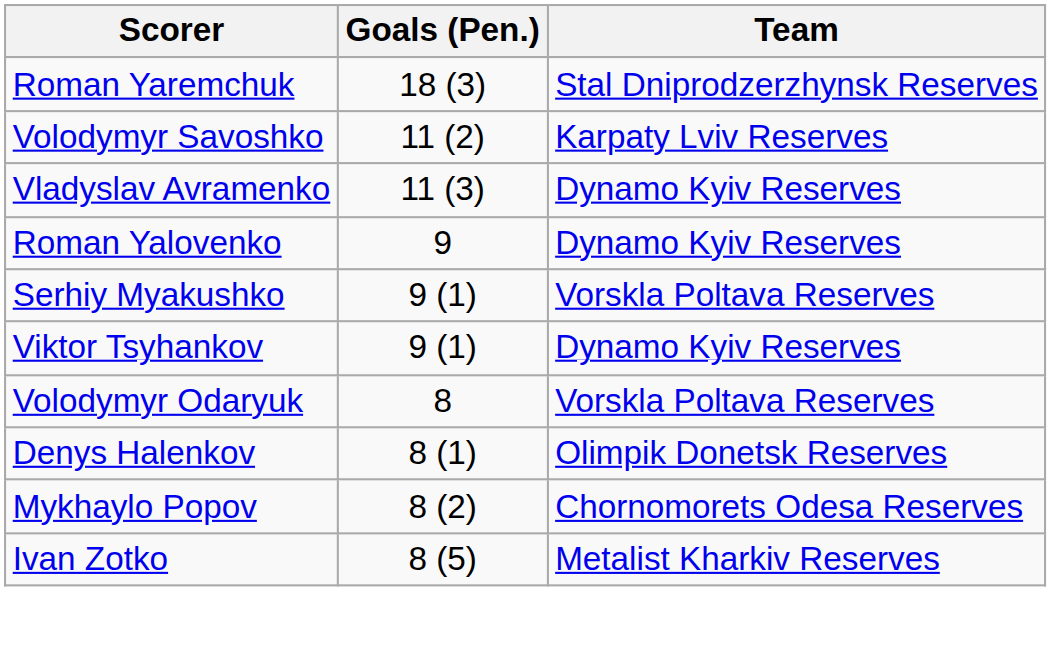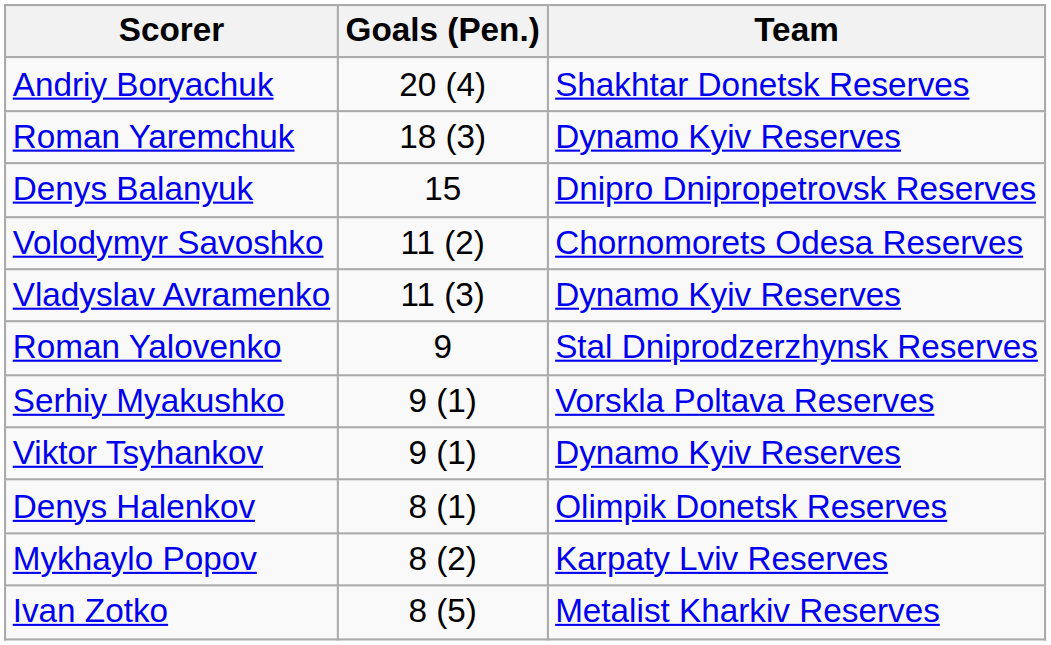+ row: (143, 83)
(797, 83) Stal Dniprodzerzhynsk Reserves -> (728, 136) Dynamo Kyiv Reserves
+ row: (133, 189)
(722, 136) Karpaty Lviv Reserves -> (789, 242) Chornomorets Odesa Reserves
(728, 242) Dynamo Kyiv Reserves -> (797, 347) Stal Dniprodzerzhynsk Reserves
- row: (158, 400)
(789, 505) Chornomorets Odesa Reserves -> (722, 558) Karpaty Lviv Reserves
